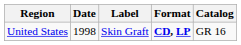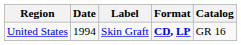(84, 31) 1998 -> (84, 31) 1994
